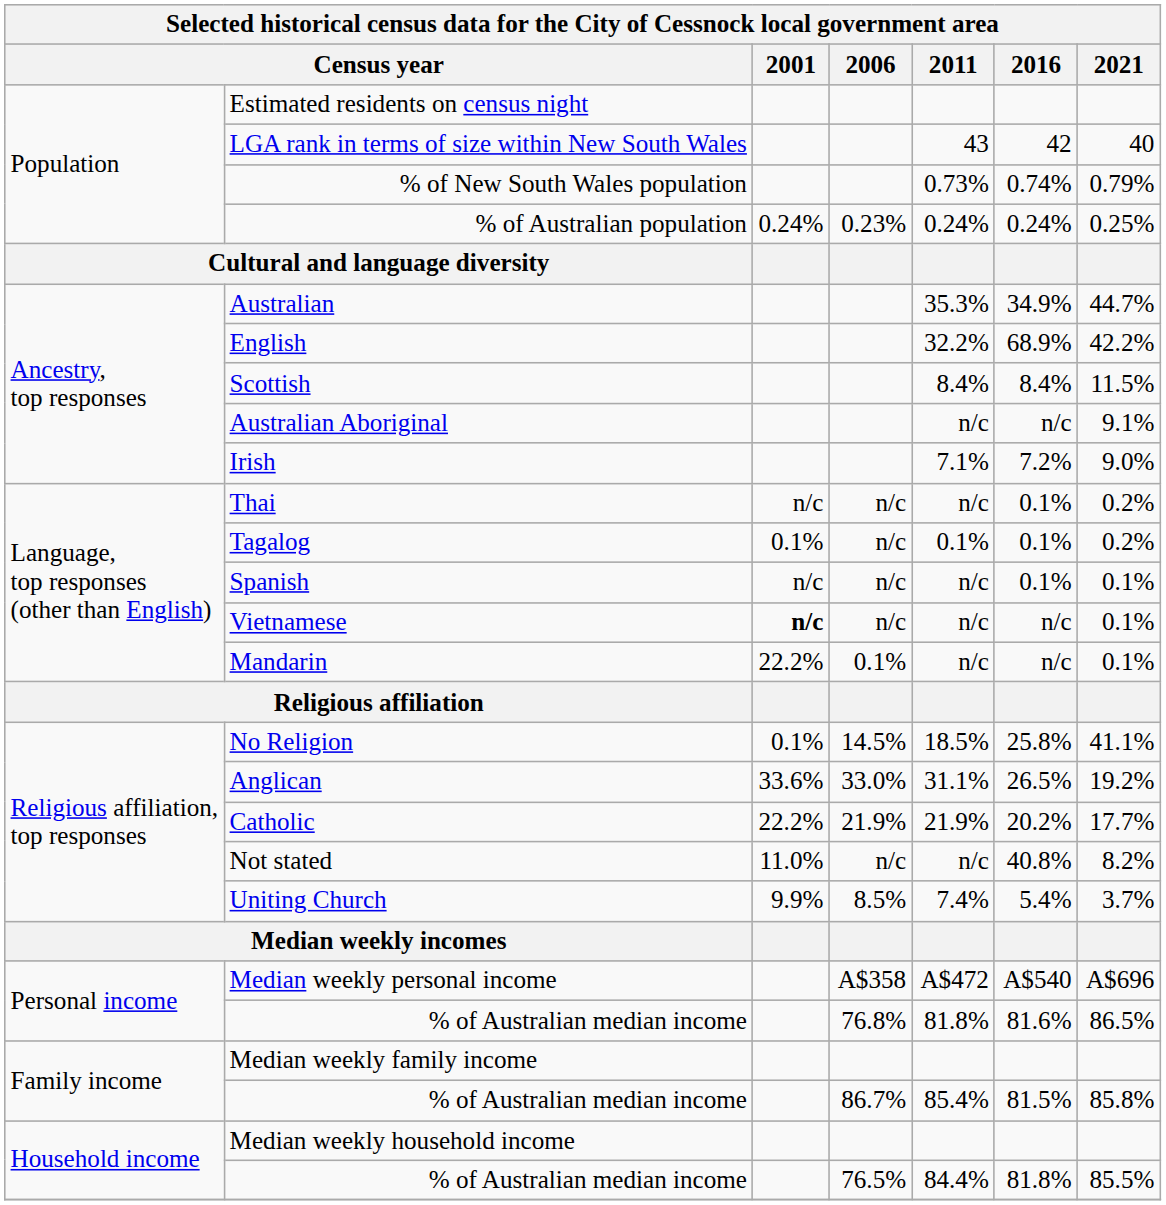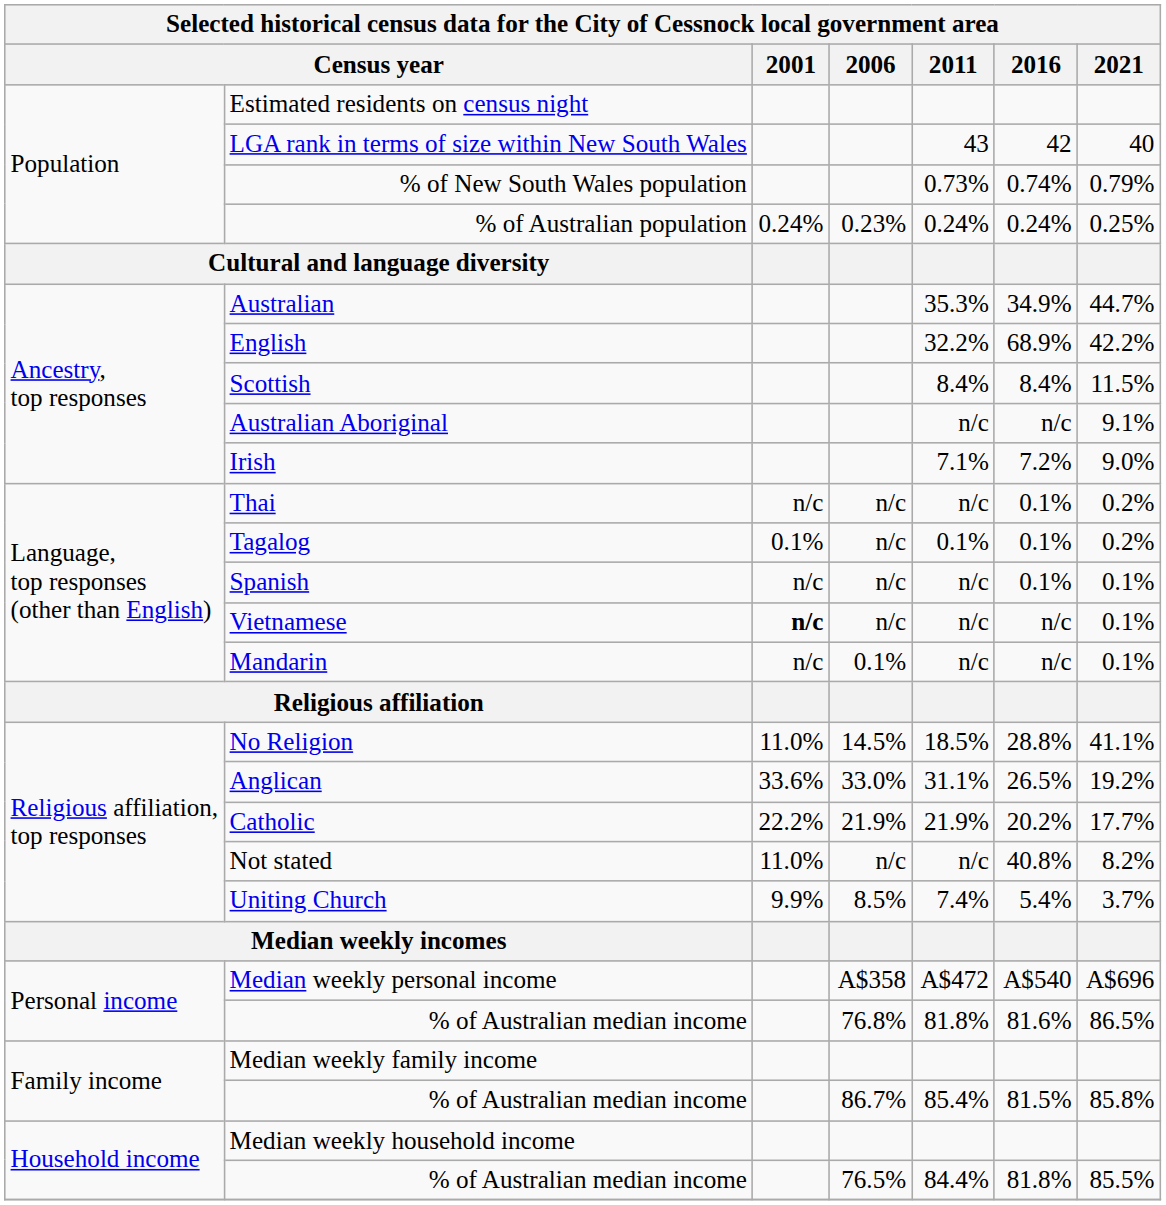(791, 661) 22.2% -> (808, 661) n/c
(797, 741) 0.1% -> (791, 741) 11.0%
(1036, 741) 25.8% -> (1036, 741) 28.8%
